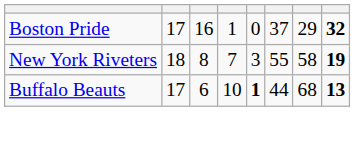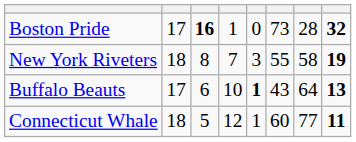(204, 28) normal -> (205, 28) bold
(279, 28) 37 -> (280, 28) 73
(307, 28) 29 -> (308, 28) 28
(279, 90) 44 -> (280, 90) 43
(307, 90) 68 -> (308, 90) 64
+ row: (83, 120)
